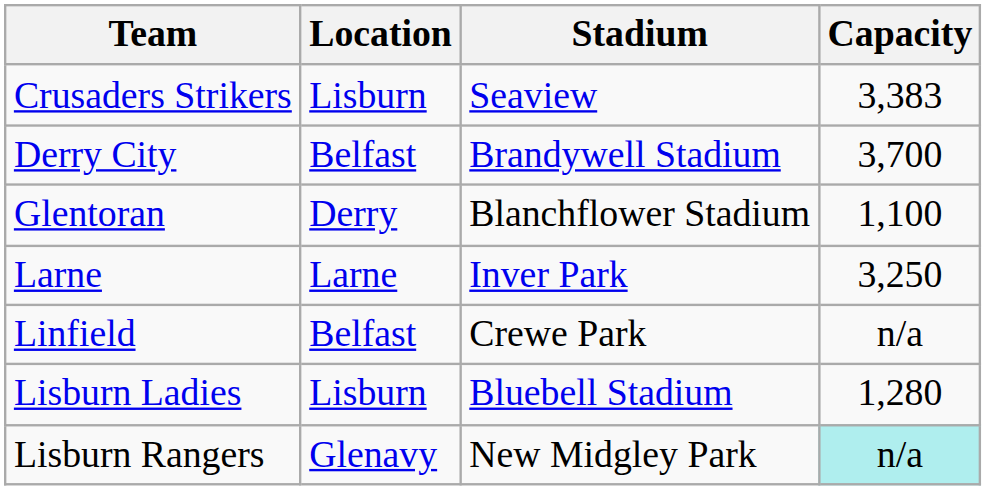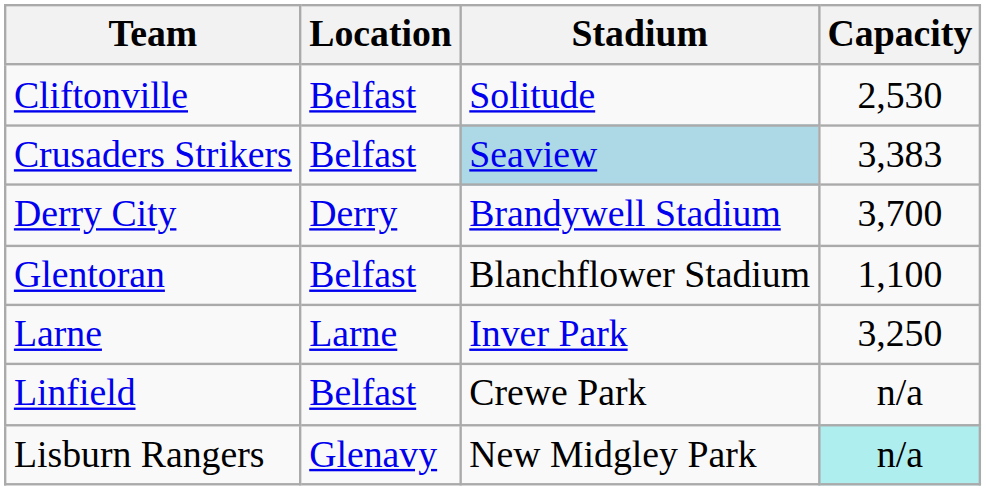+ row: (101, 94)
(368, 94) Lisburn -> (363, 154) Belfast
(533, 94) no background -> (533, 154) lightblue background
(363, 154) Belfast -> (353, 214) Derry
(353, 214) Derry -> (363, 273) Belfast
- row: (128, 393)
